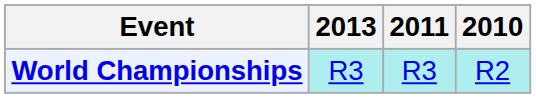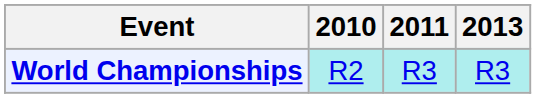columns swapped: (493, 27) <-> (346, 27)
